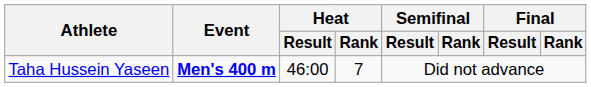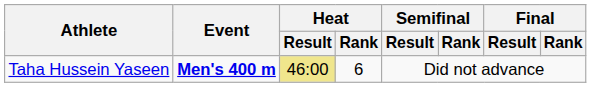(308, 69) no background -> (308, 69) khaki background
(359, 69) 7 -> (359, 69) 6
